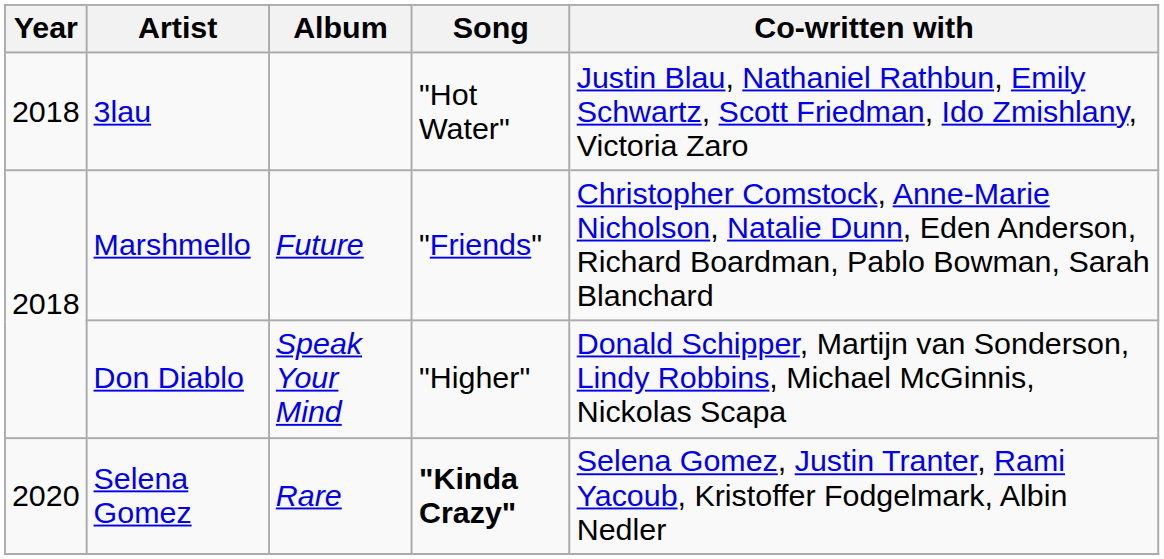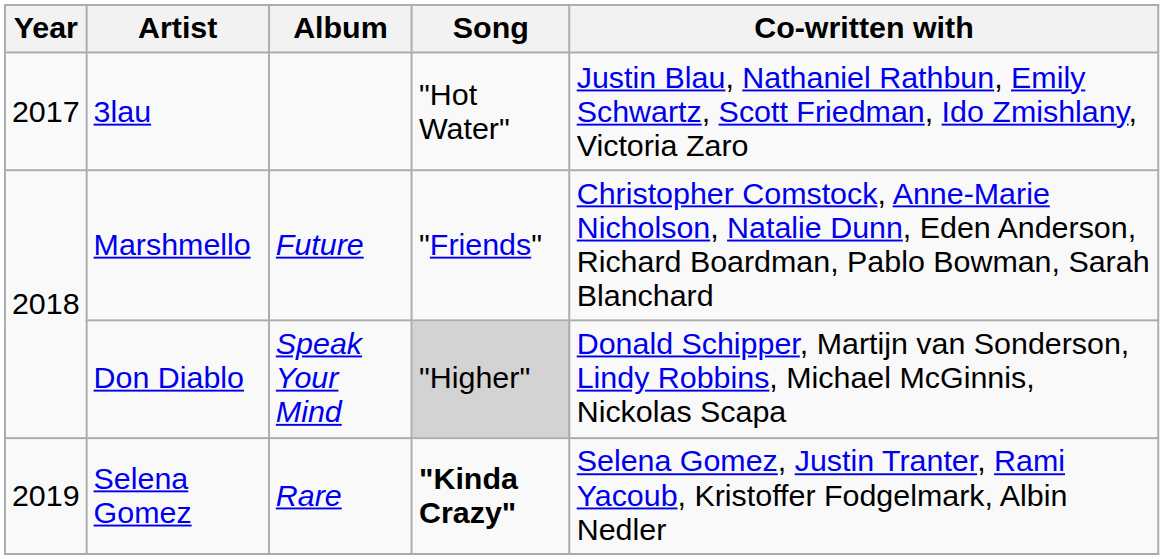(46, 111) 2018 -> (46, 111) 2017
(475, 378) no background -> (475, 378) lightgrey background
(46, 495) 2020 -> (46, 495) 2019
